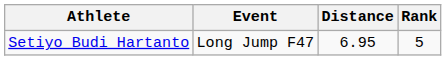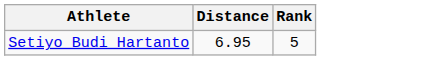- column: (255, 17)
